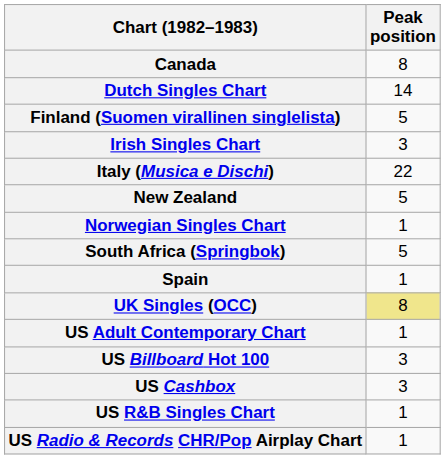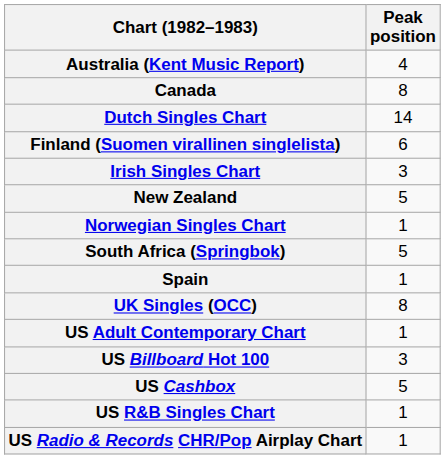+ row: (185, 63)
(403, 117) 5 -> (403, 144) 6
- row: (185, 171)
(403, 306) khaki background -> (403, 306) no background
(403, 386) 3 -> (403, 386) 5
